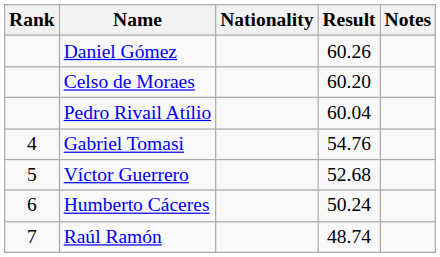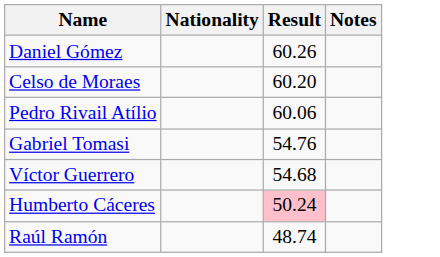- column: (32, 19)
(349, 112) 60.04 -> (294, 112) 60.06
(349, 174) 52.68 -> (294, 174) 54.68
(349, 205) no background -> (294, 205) pink background
